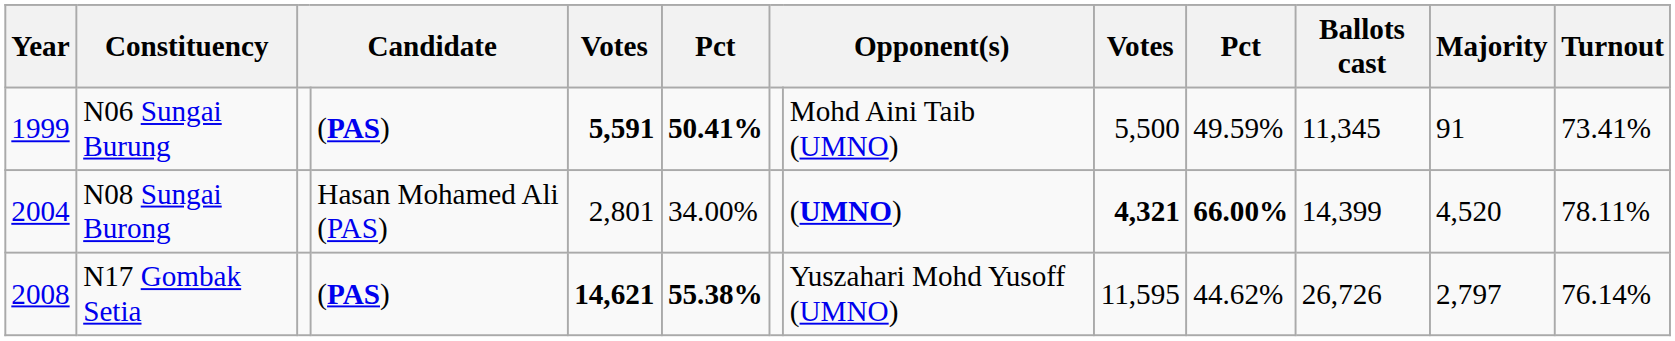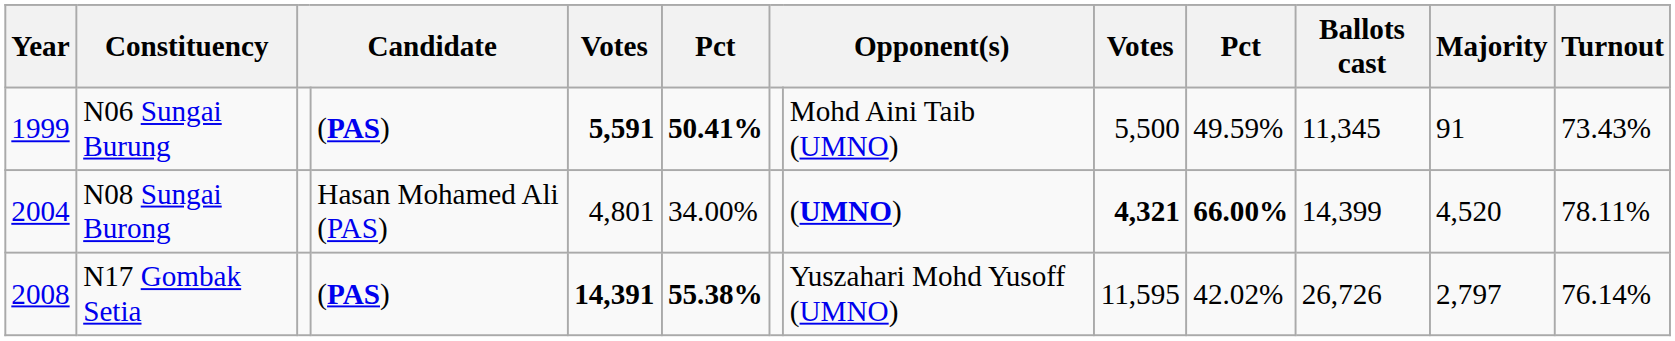(1606, 128) 73.41% -> (1606, 128) 73.43%
(622, 211) 2,801 -> (622, 211) 4,801
(614, 293) 14,621 -> (614, 293) 14,391
(1238, 293) 44.62% -> (1238, 293) 42.02%
